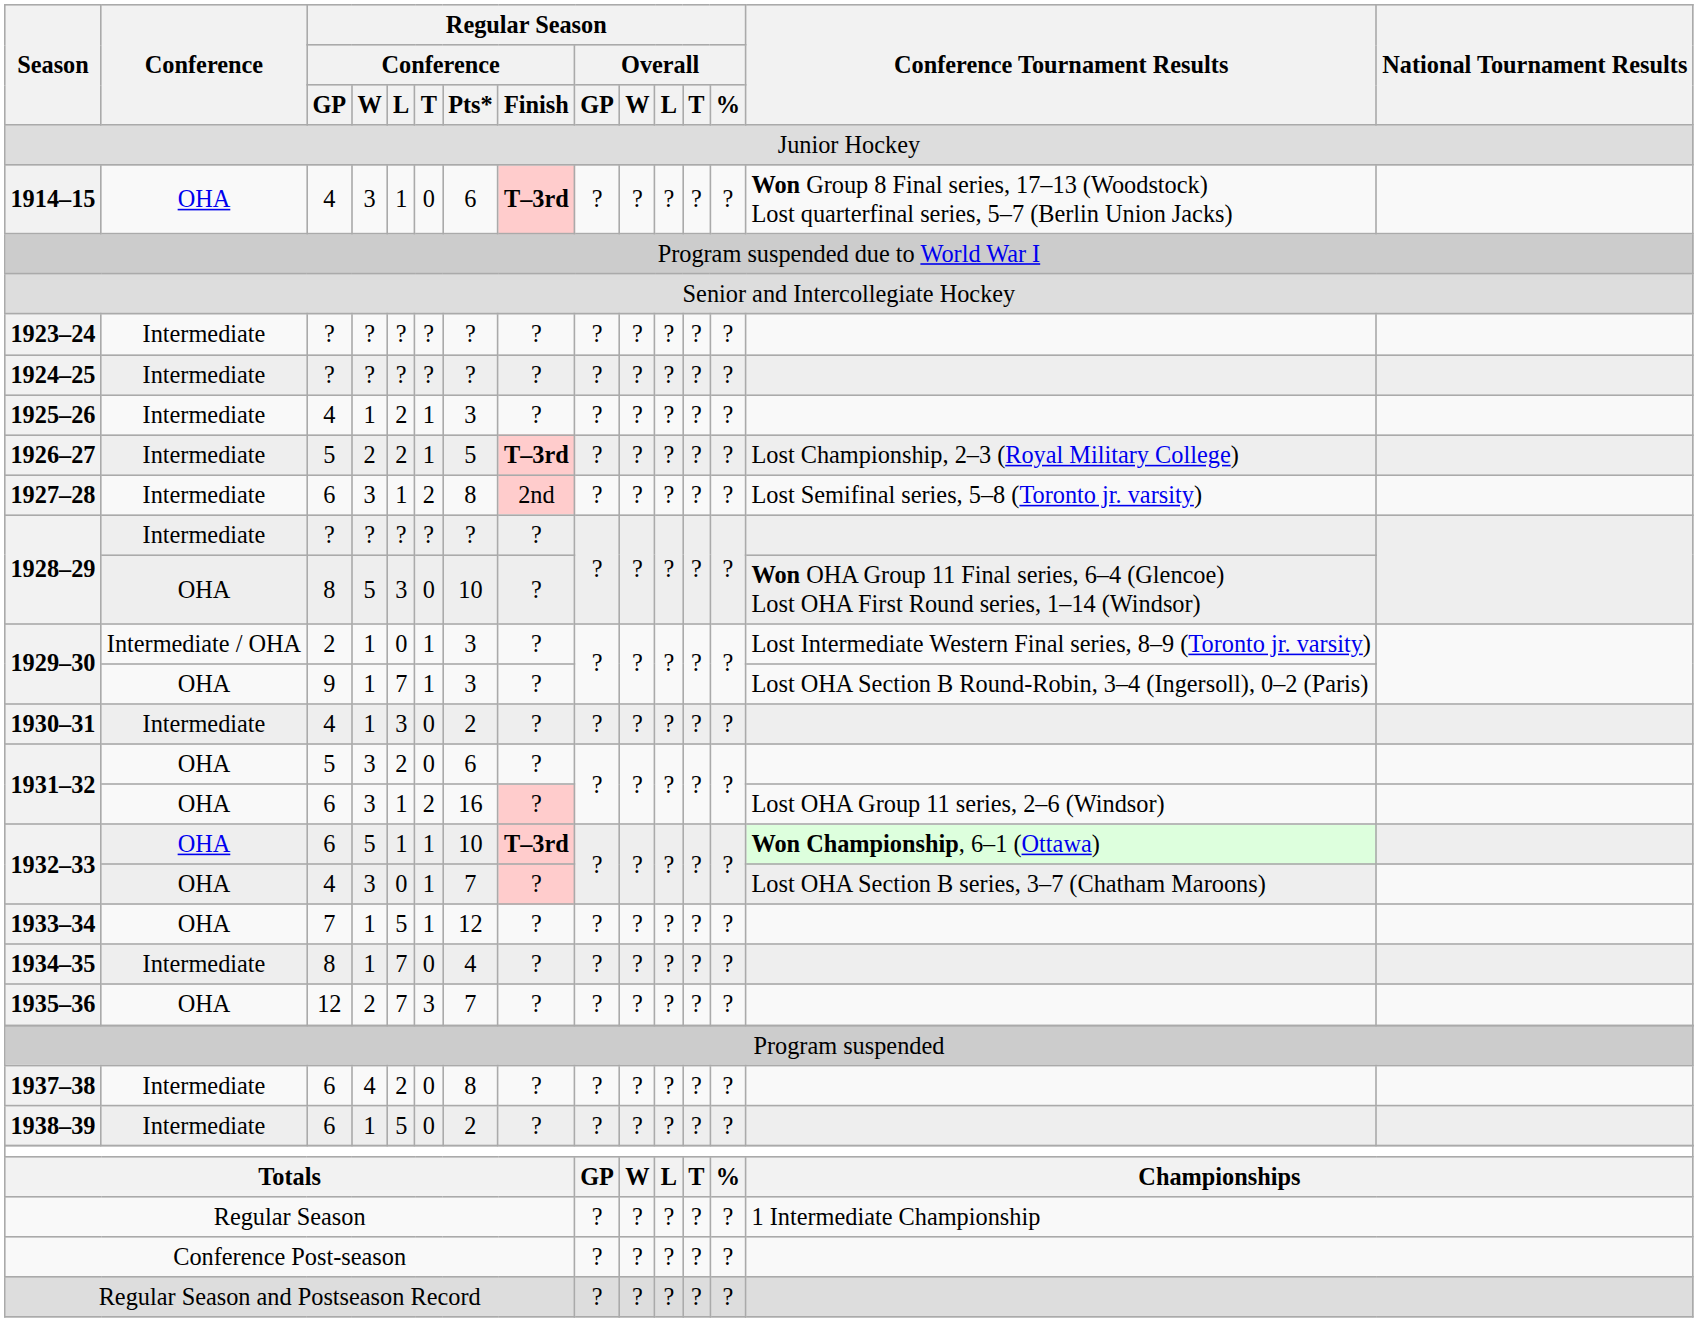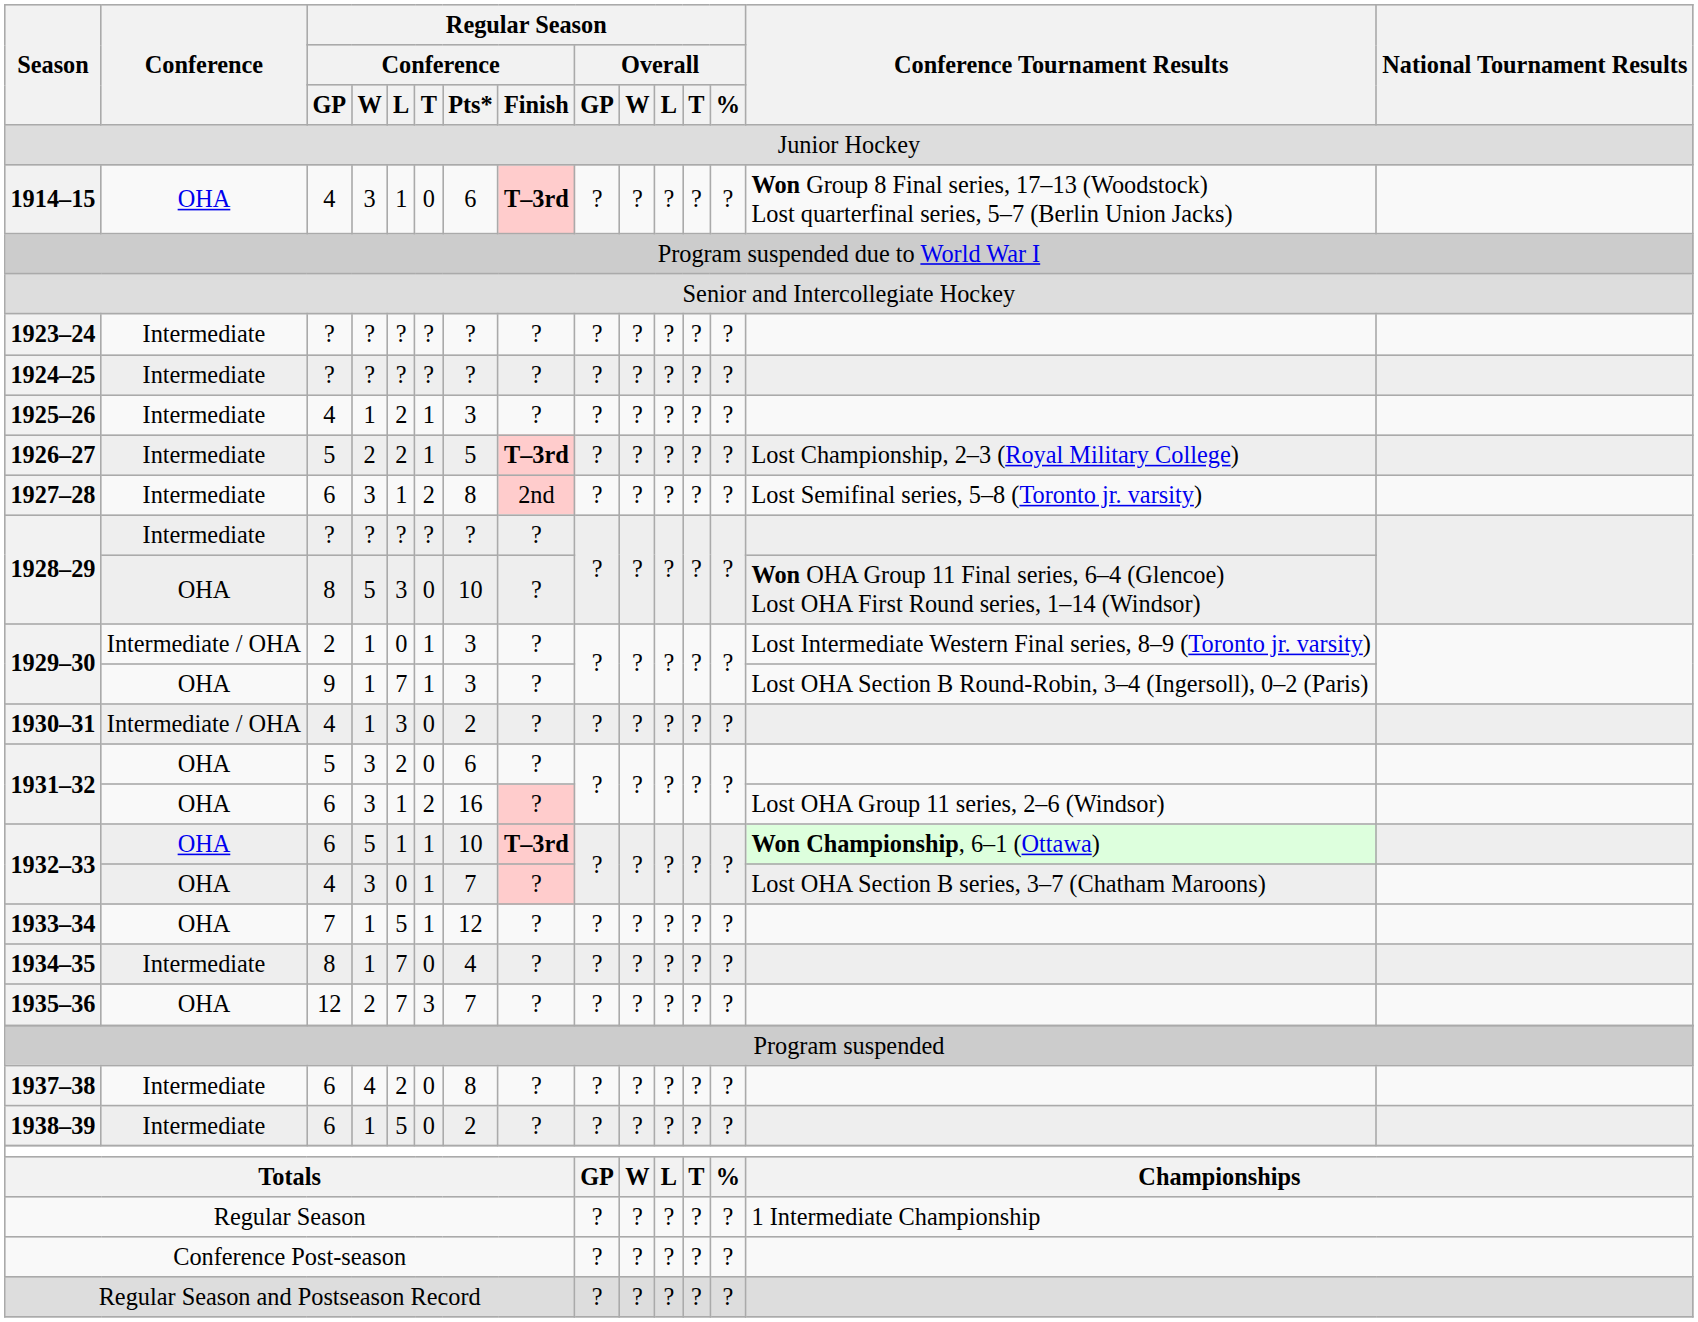(204, 723) Intermediate -> (204, 723) Intermediate / OHA
